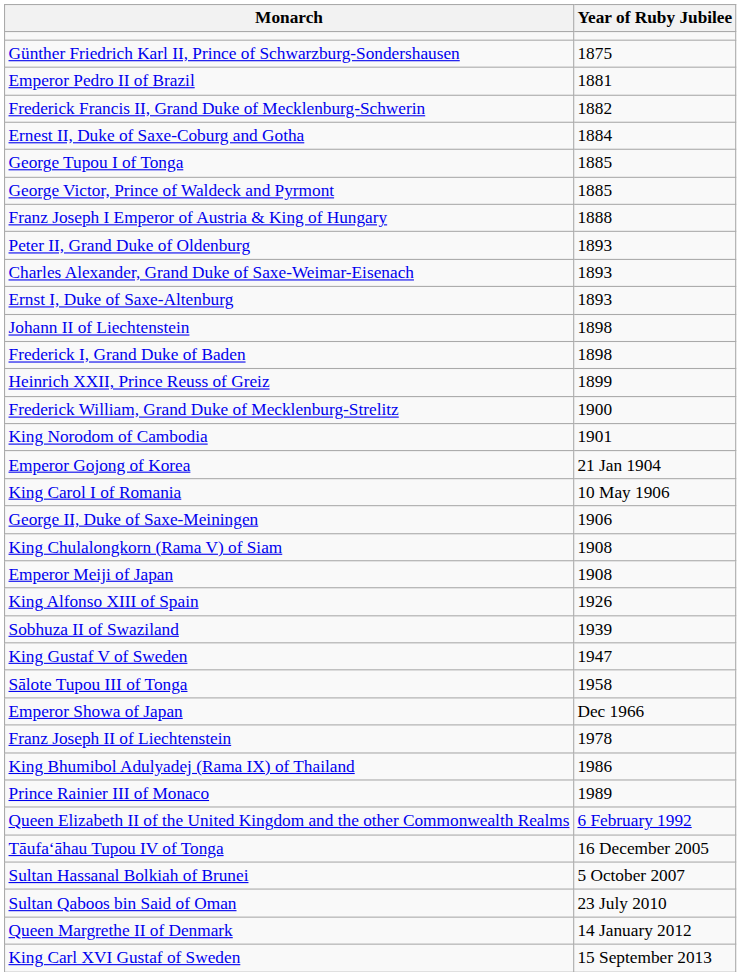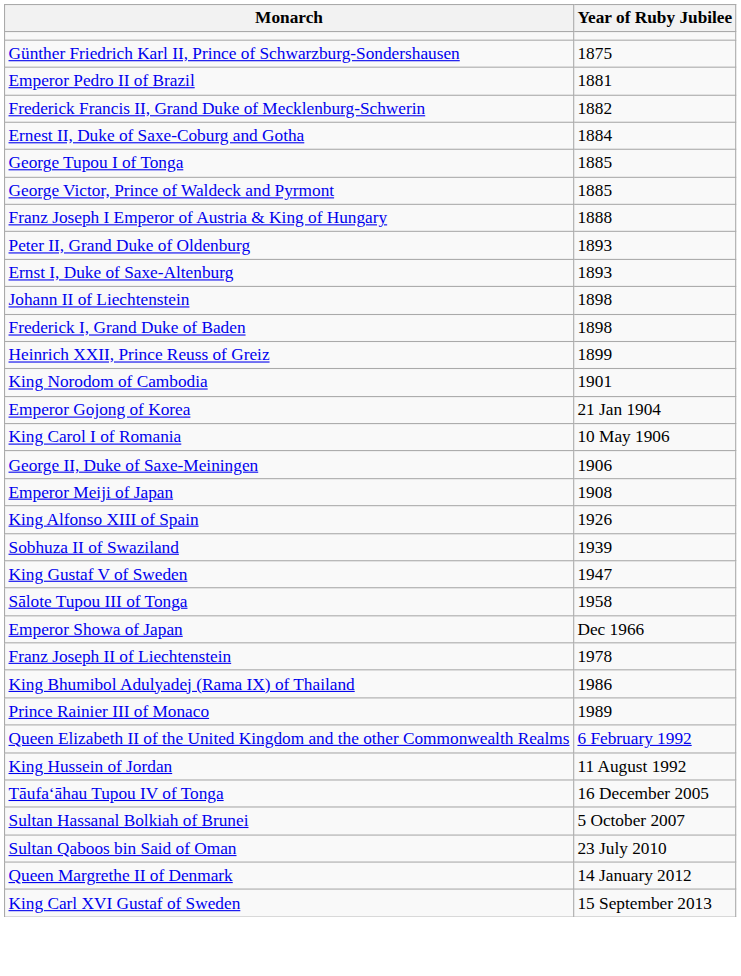- row: (211, 272)
- row: (204, 409)
- row: (145, 546)
+ row: (90, 766)
